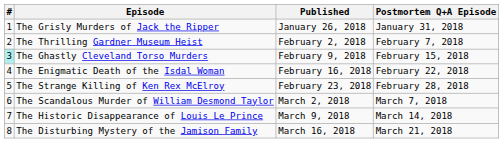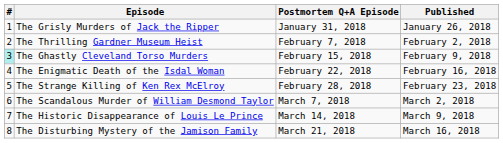columns swapped: (325, 12) <-> (436, 12)
